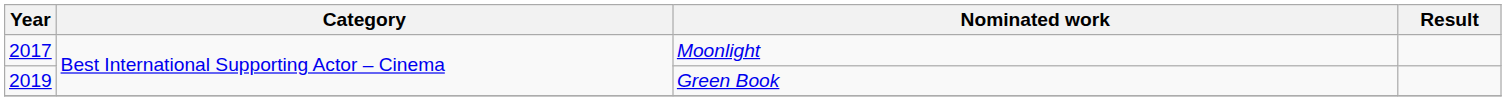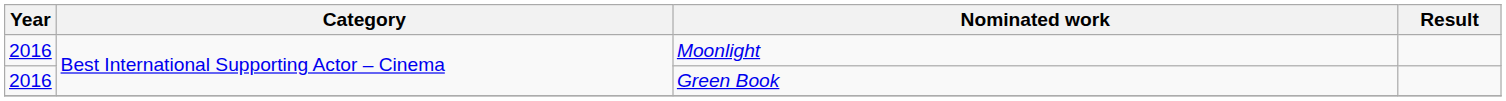(30, 50) 2017 -> (30, 50) 2016
(30, 80) 2019 -> (30, 80) 2016
